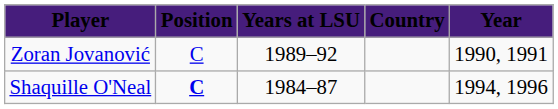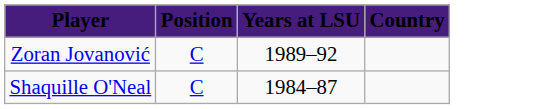- column: (501, 20)
(197, 86) bold -> (197, 86) normal
